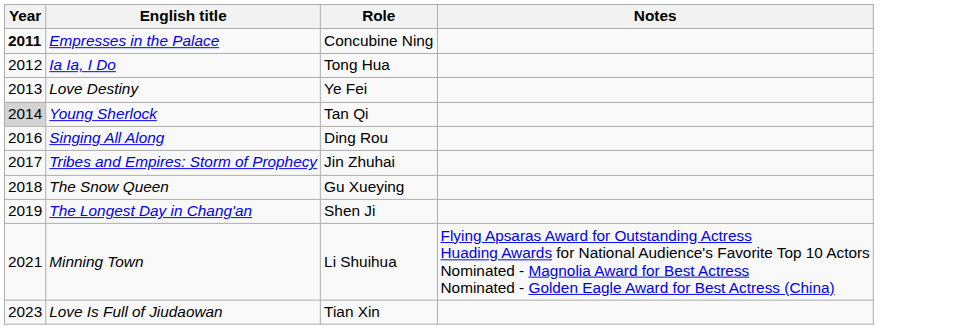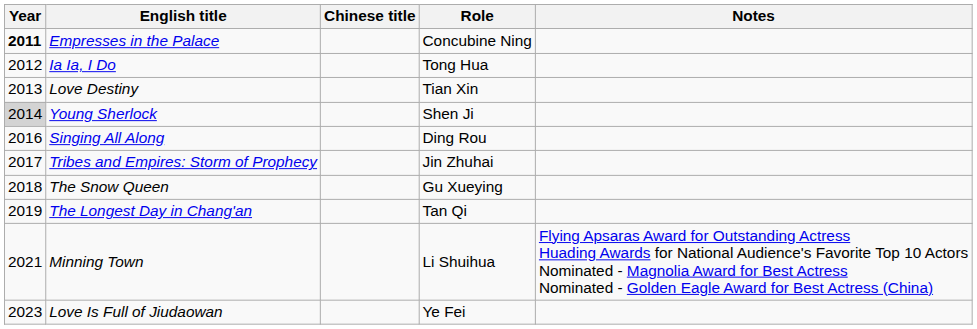+ column: (370, 16)
(346, 89) Ye Fei -> (450, 89) Tian Xin
(346, 114) Tan Qi -> (448, 114) Shen Ji
(350, 211) Shen Ji -> (445, 211) Tan Qi
(352, 312) Tian Xin -> (444, 312) Ye Fei
